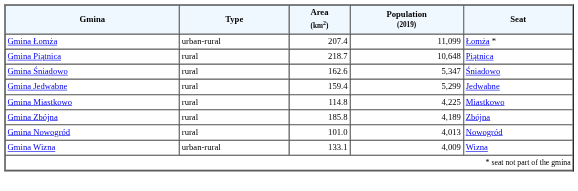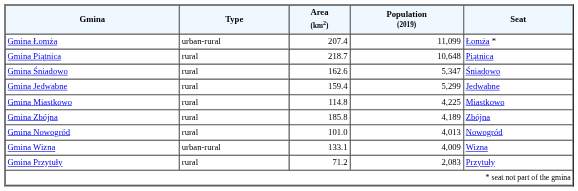+ row: (35, 162)
